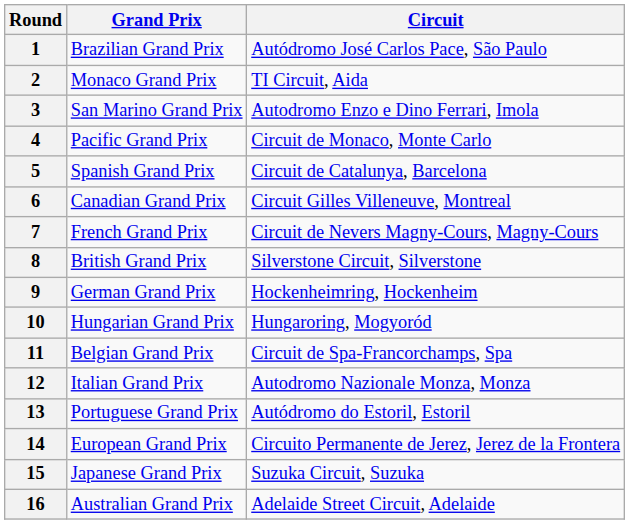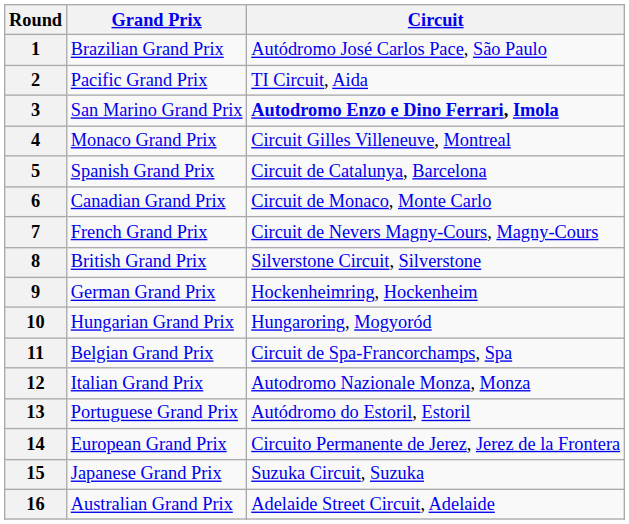(144, 79) Monaco Grand Prix -> (139, 79) Pacific Grand Prix
(395, 110) normal -> (405, 110) bold
(139, 140) Pacific Grand Prix -> (144, 140) Monaco Grand Prix
(371, 140) Circuit de Monaco, Monte Carlo -> (381, 140) Circuit Gilles Villeneuve, Montreal
(381, 200) Circuit Gilles Villeneuve, Montreal -> (371, 200) Circuit de Monaco, Monte Carlo
